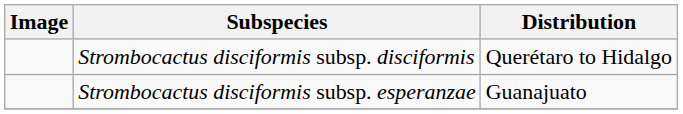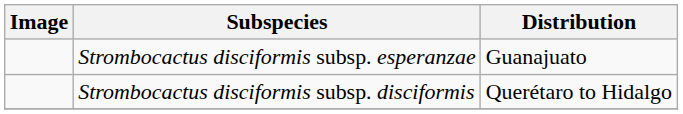rows swapped: (276, 56) <-> (277, 91)
